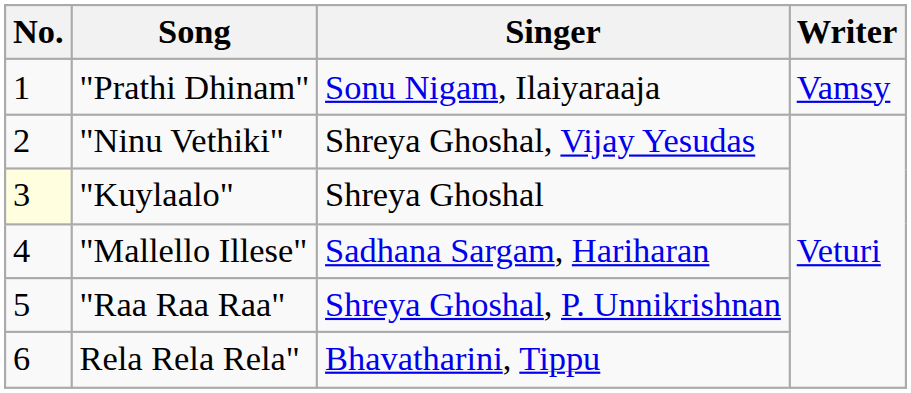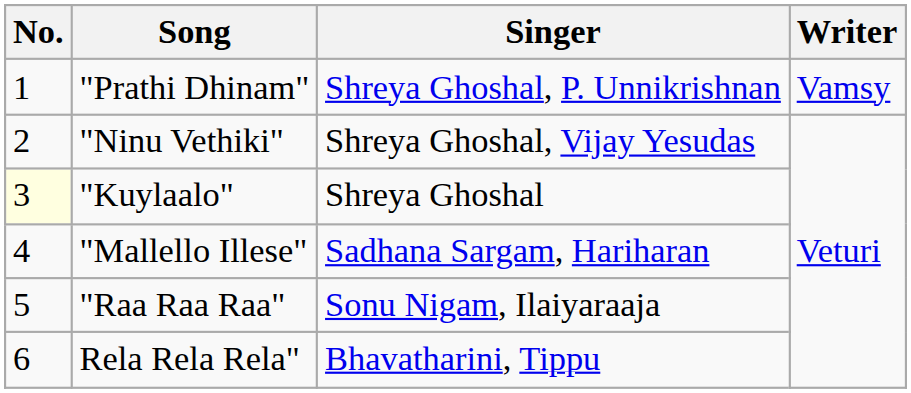(493, 86) Sonu Nigam, Ilaiyaraaja -> (553, 86) Shreya Ghoshal, P. Unnikrishnan
(553, 304) Shreya Ghoshal, P. Unnikrishnan -> (493, 304) Sonu Nigam, Ilaiyaraaja
